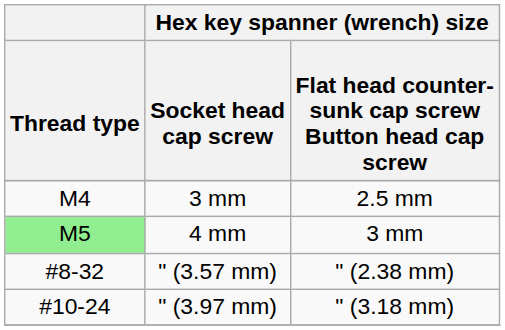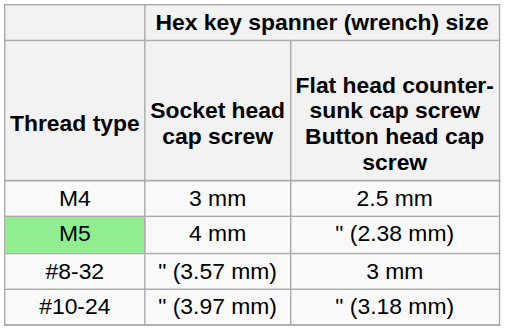(395, 234) 3 mm -> (395, 234) " (2.38 mm)
(395, 270) " (2.38 mm) -> (395, 270) 3 mm
